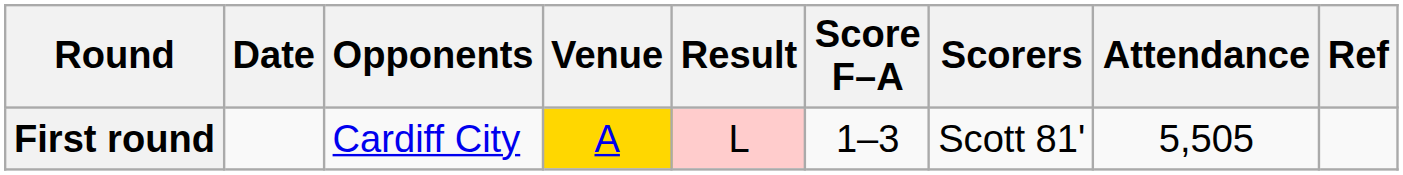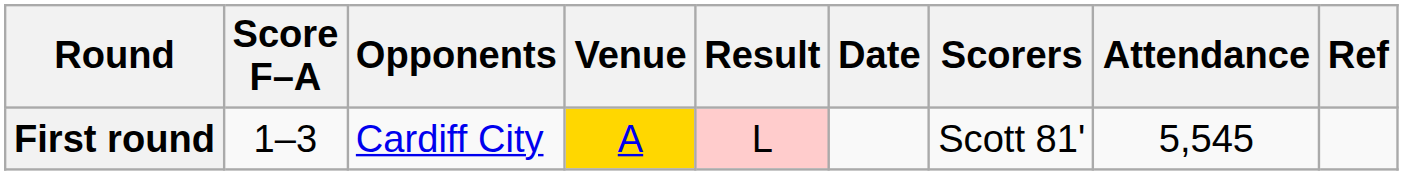columns swapped: (274, 56) <-> (868, 56)
(1206, 137) 5,505 -> (1206, 137) 5,545
